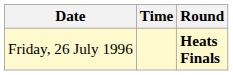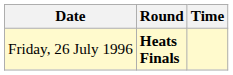columns swapped: (157, 16) <-> (202, 16)
